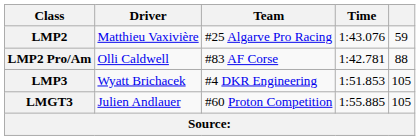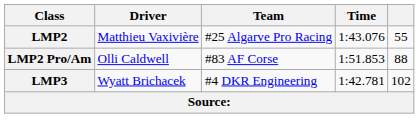(401, 36) 59 -> (401, 36) 55
(362, 58) 1:42.781 -> (362, 58) 1:51.853
(362, 80) 1:51.853 -> (362, 80) 1:42.781
(401, 80) 105 -> (401, 80) 102
- row: (49, 102)
